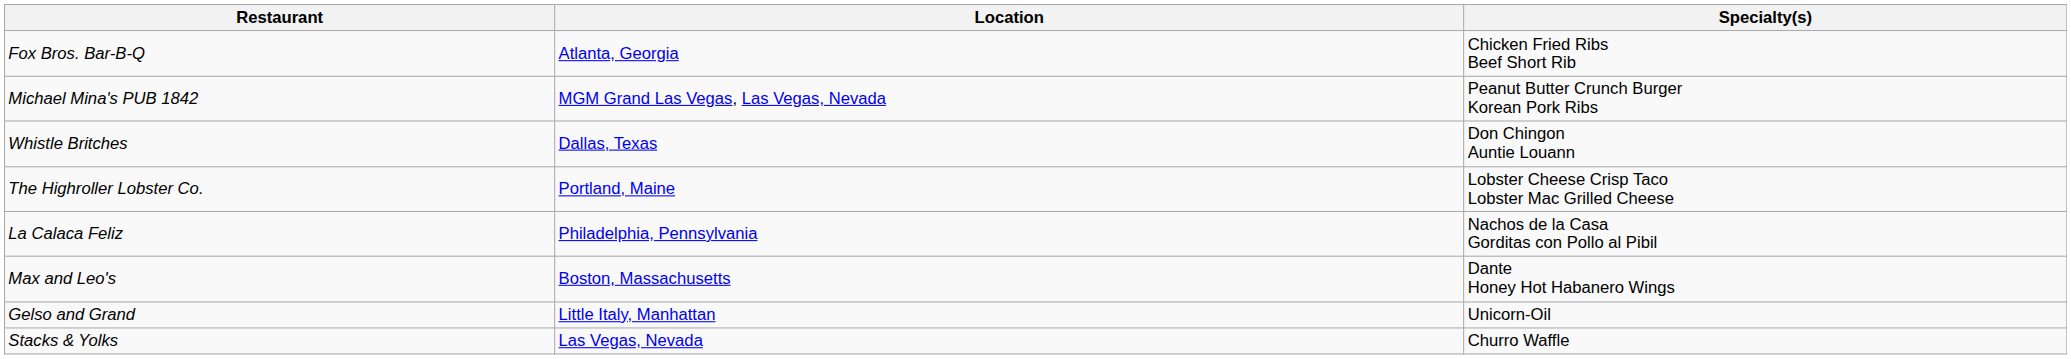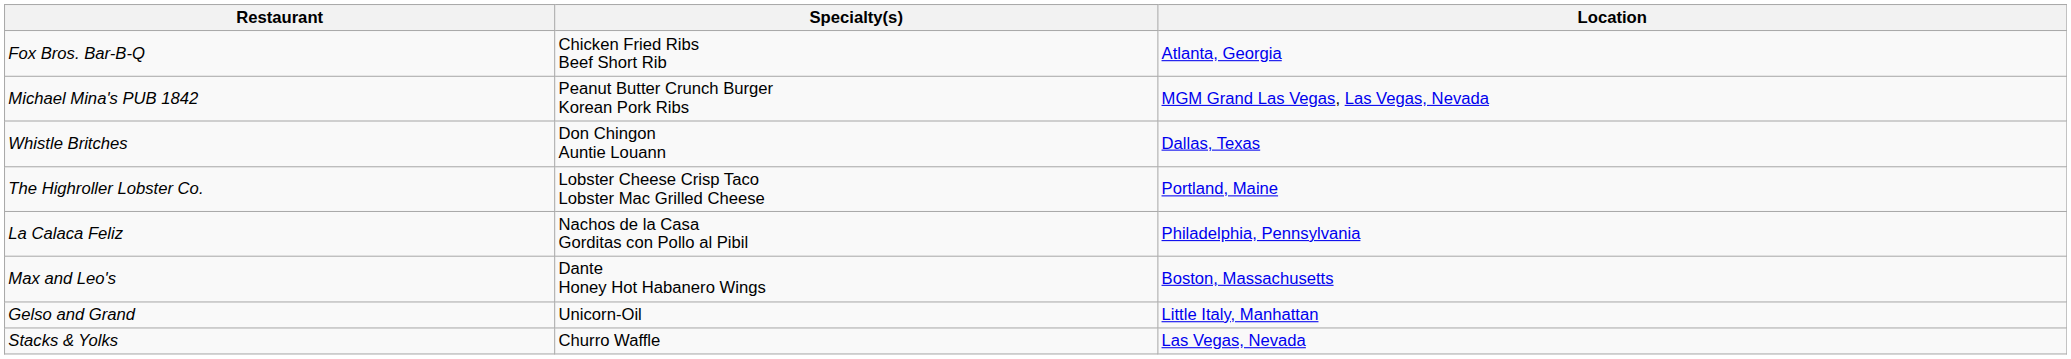columns swapped: (1009, 17) <-> (1765, 17)
